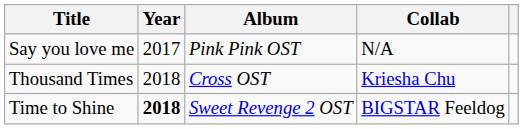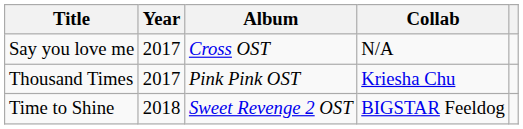(245, 49) Pink Pink OST -> (229, 49) Cross OST
(162, 78) 2018 -> (162, 78) 2017
(229, 78) Cross OST -> (245, 78) Pink Pink OST
(162, 108) bold -> (162, 108) normal
